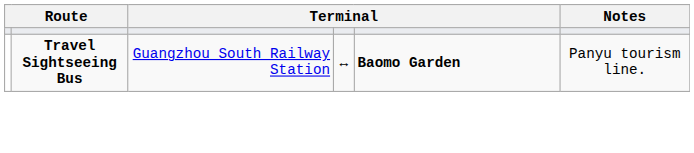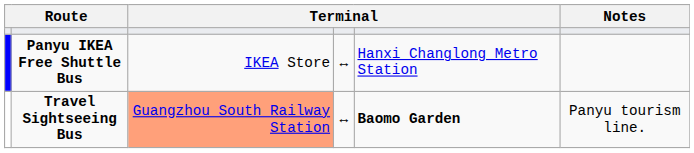+ row: (70, 63)
(231, 63) no background -> (231, 119) lightsalmon background
